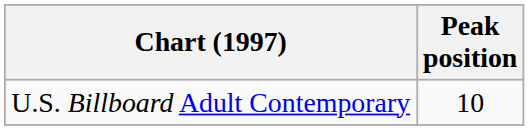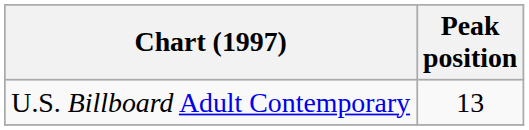(470, 102) 10 -> (470, 102) 13
